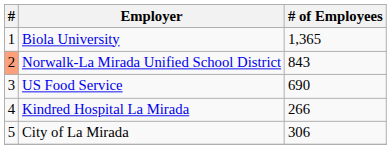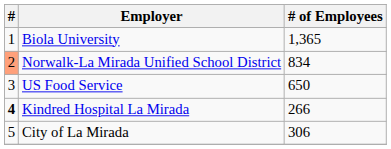(299, 62) 843 -> (299, 62) 834
(299, 86) 690 -> (299, 86) 650
(12, 109) normal -> (12, 109) bold
